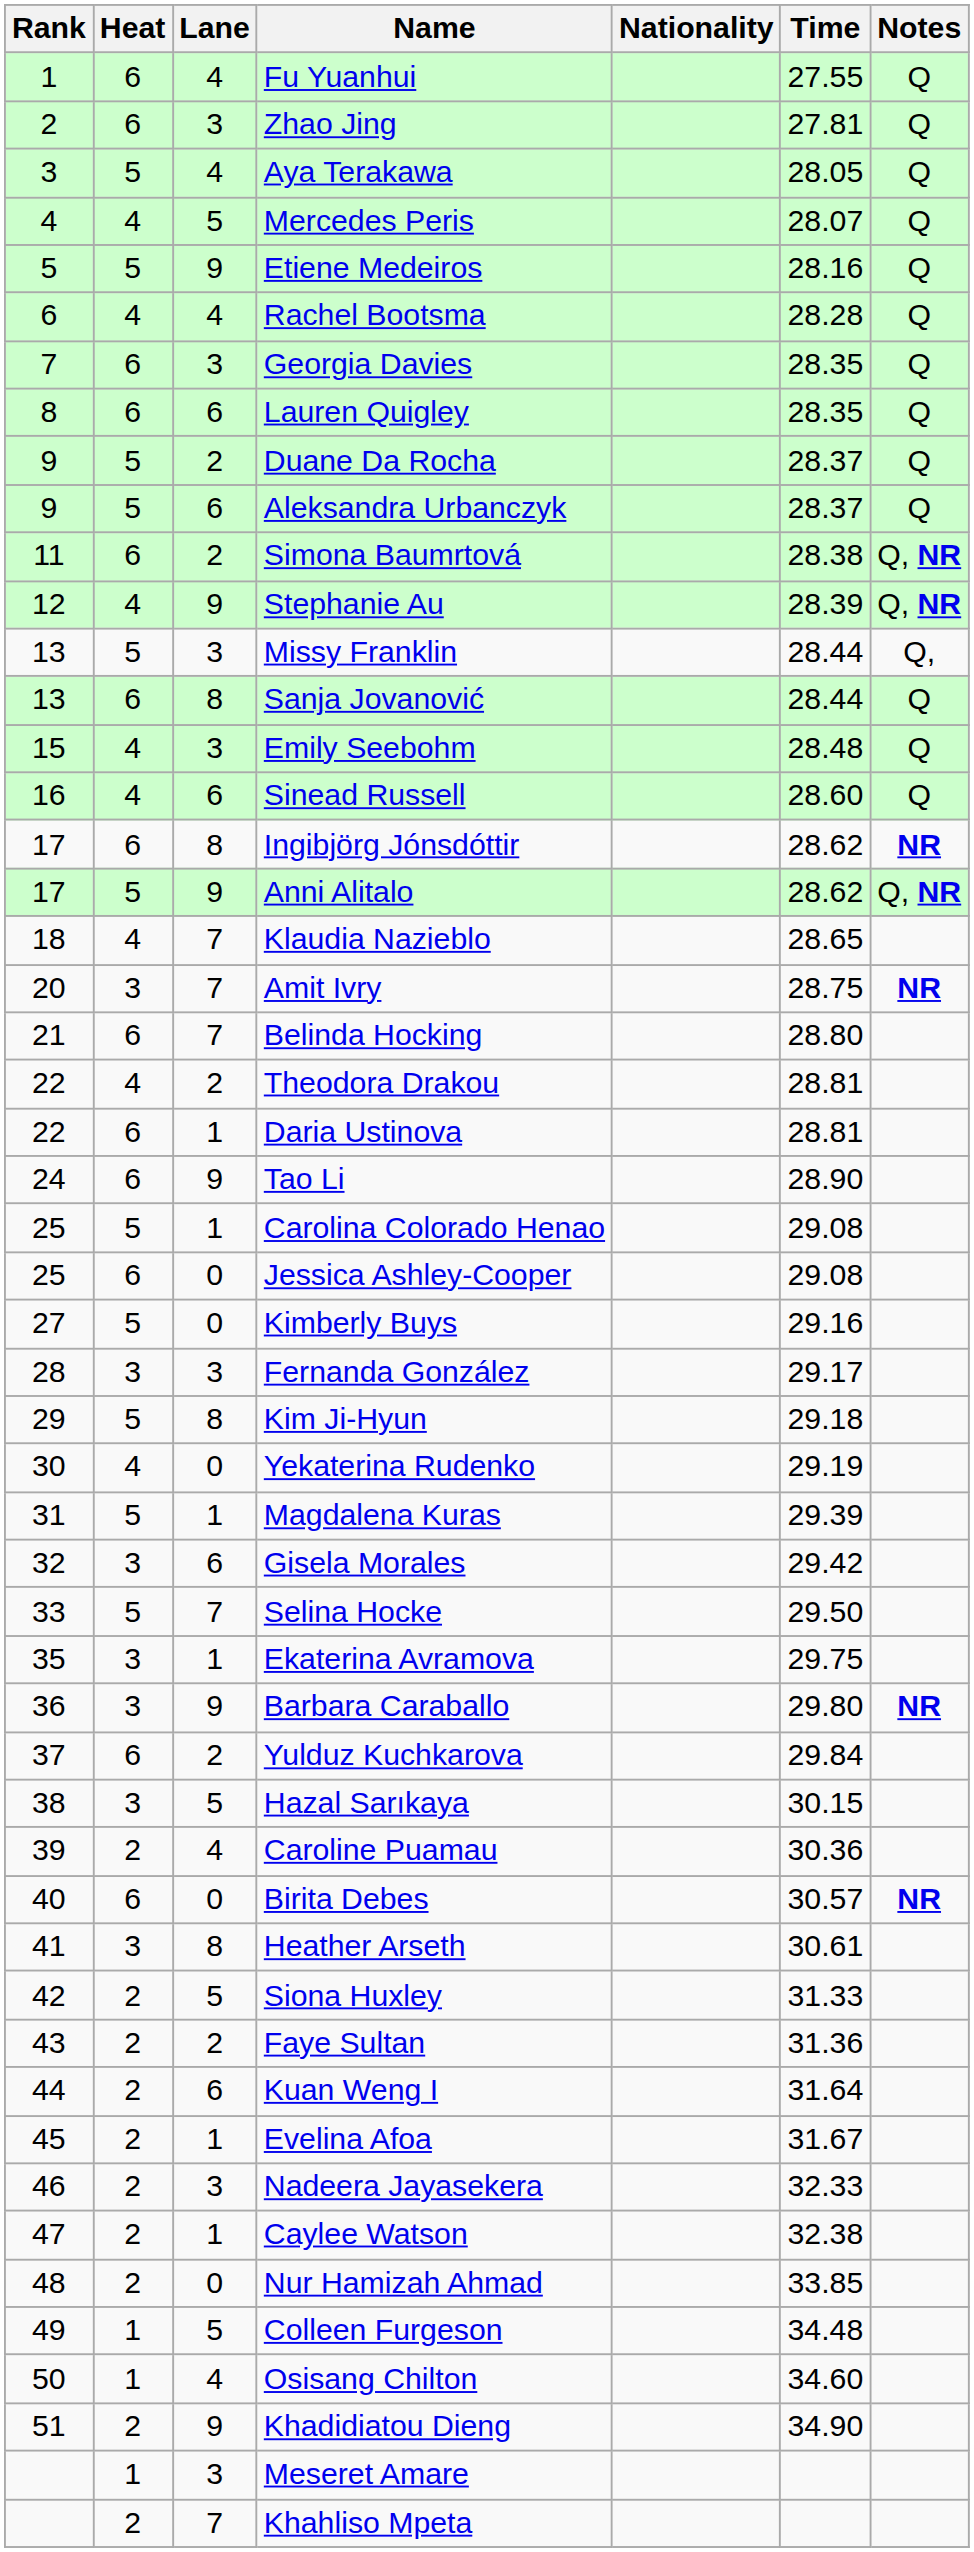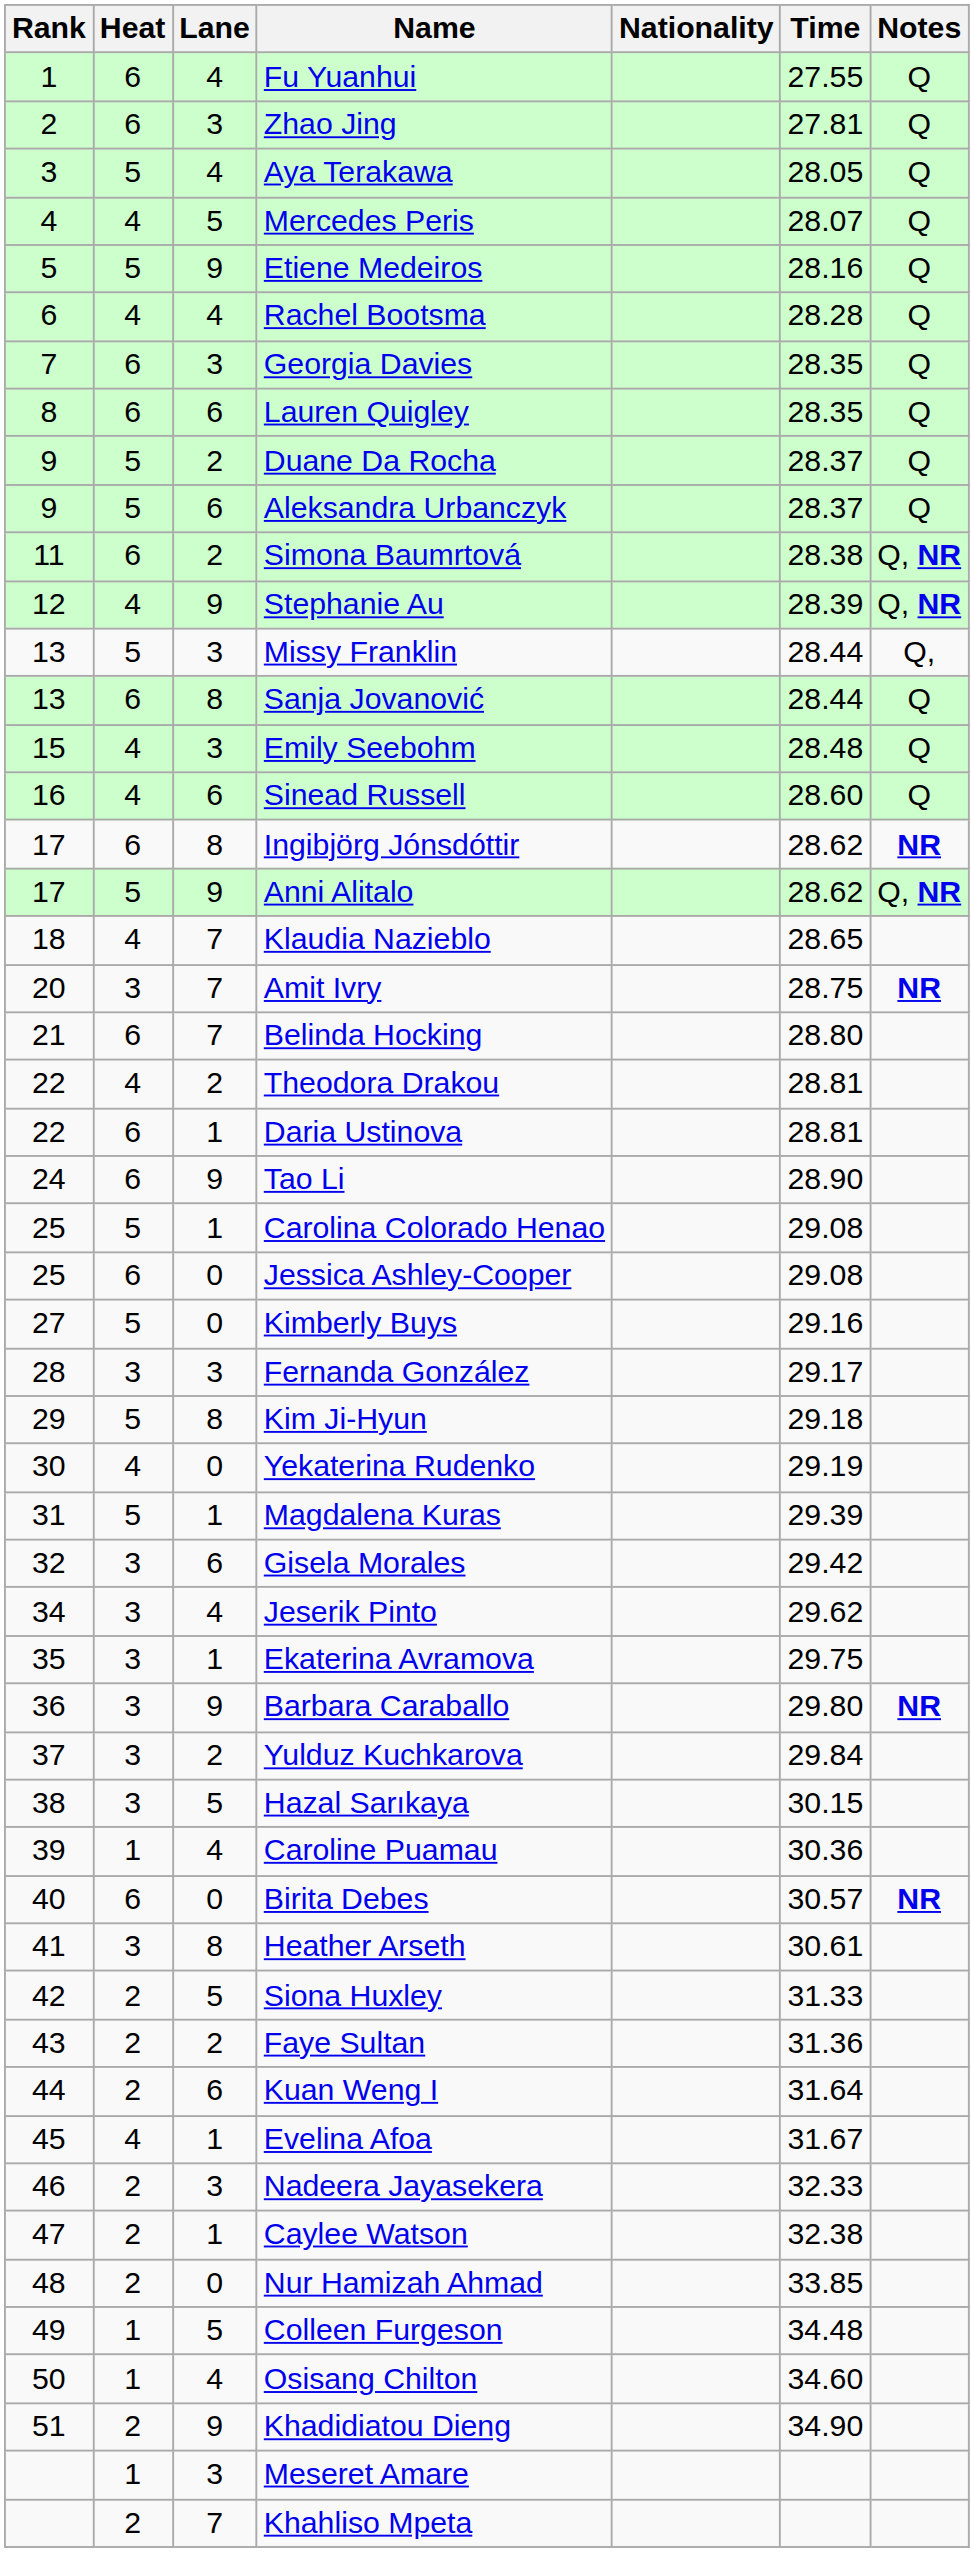- row: (353, 1611)
+ row: (350, 1611)
(133, 1754) 6 -> (133, 1754) 3
(133, 1850) 2 -> (133, 1850) 1
(133, 2138) 2 -> (133, 2138) 4
